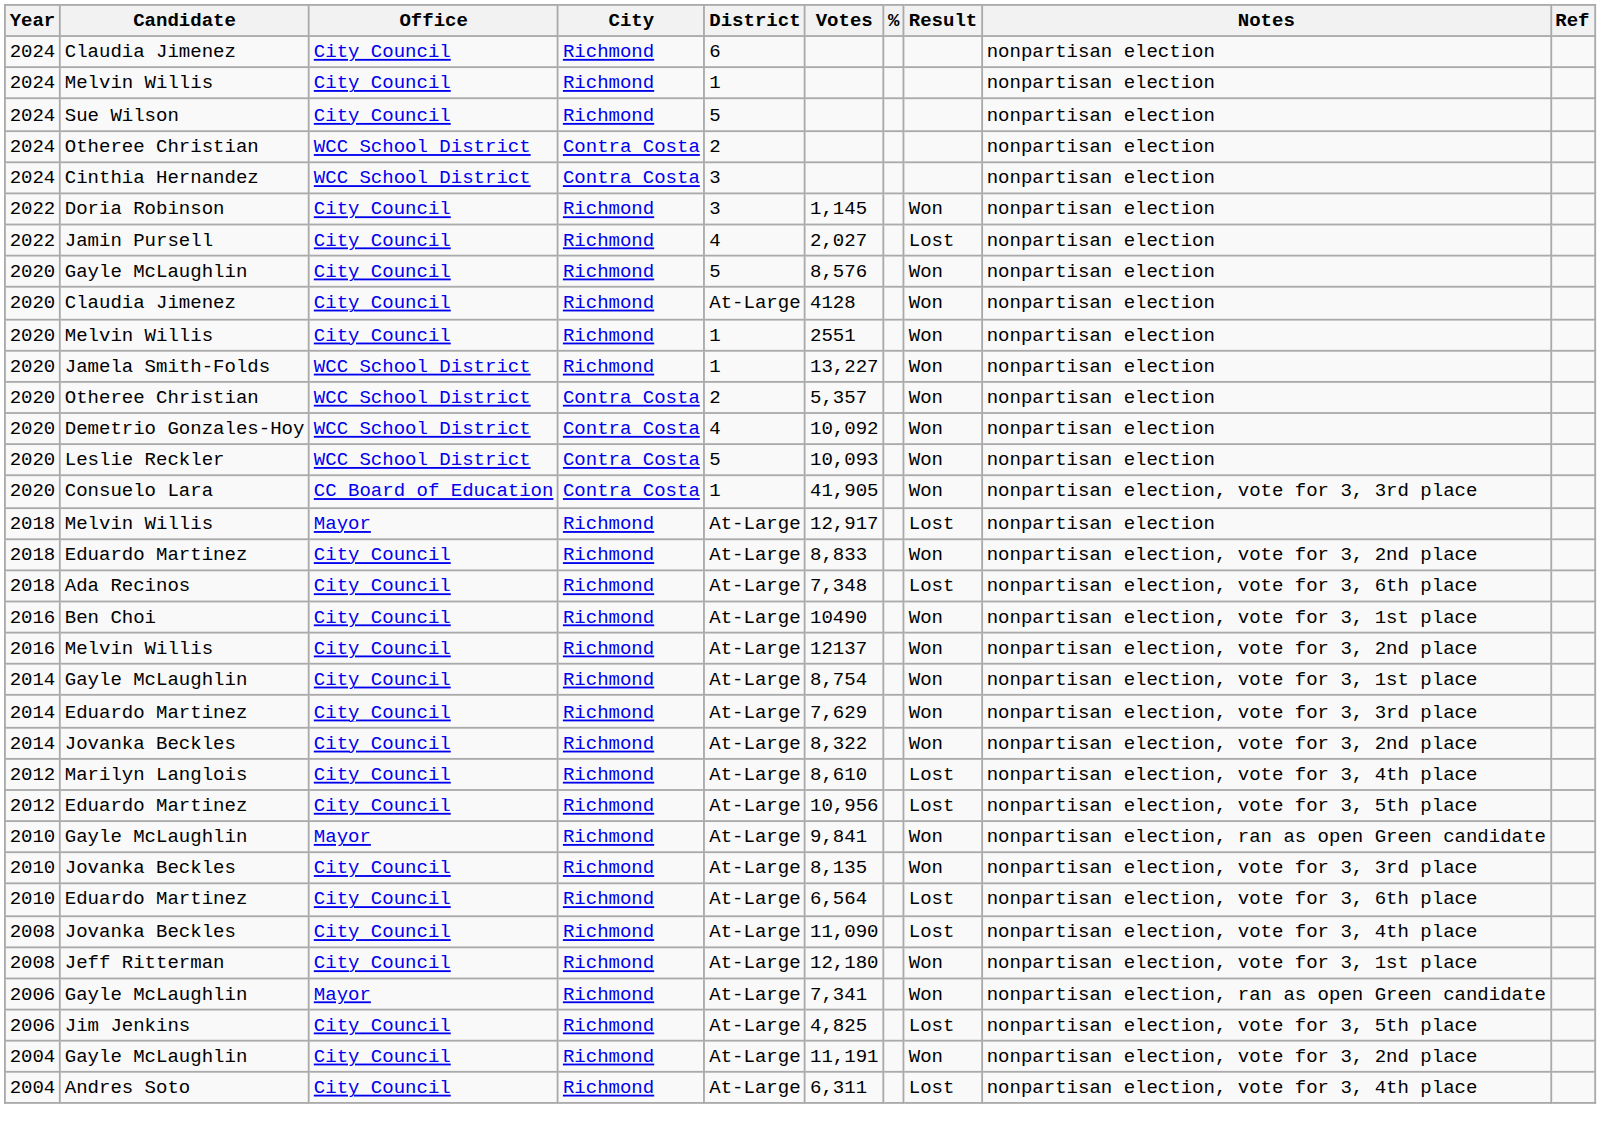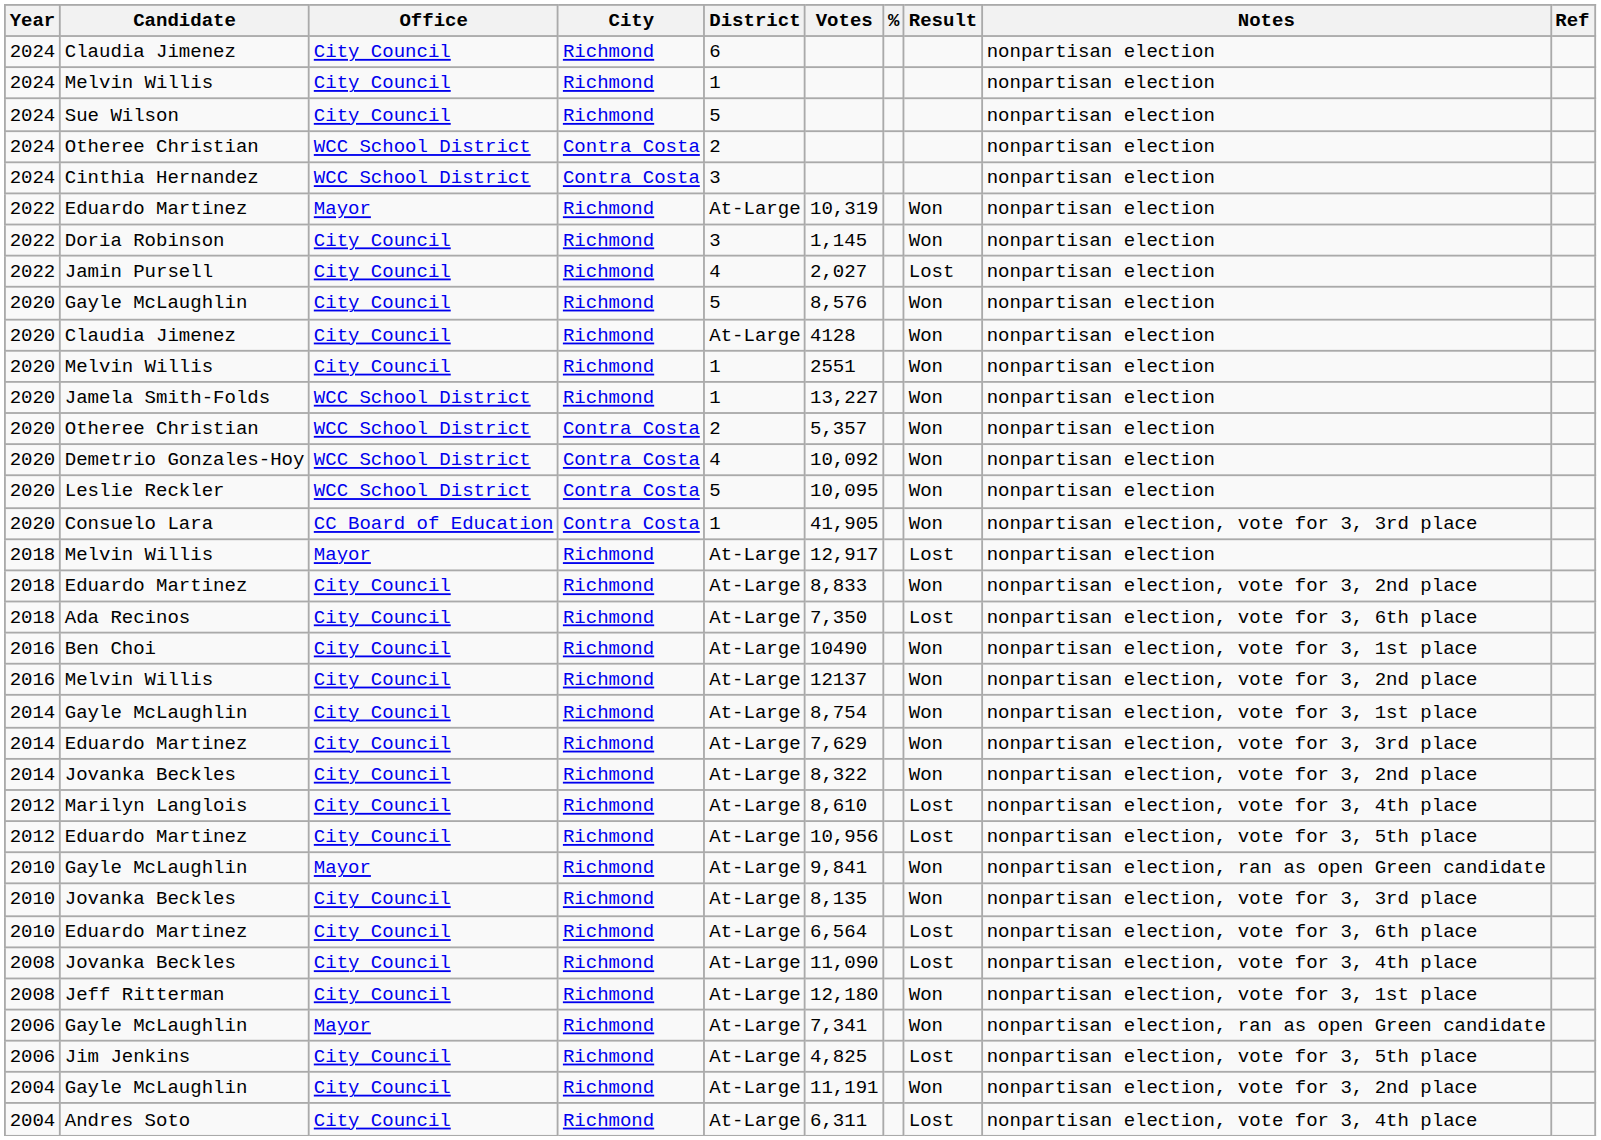+ row: (32, 209)
(844, 461) 10,093 -> (844, 492) 10,095
(839, 586) 7,348 -> (839, 618) 7,350
